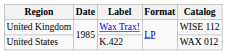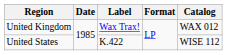(200, 27) WISE 112 -> (199, 27) WAX 012
(199, 42) WAX 012 -> (200, 42) WISE 112
